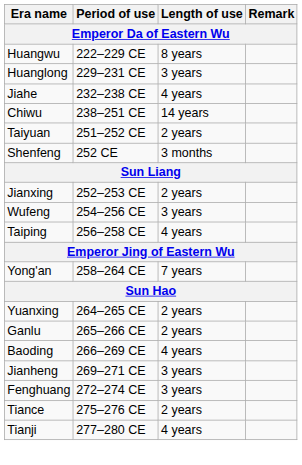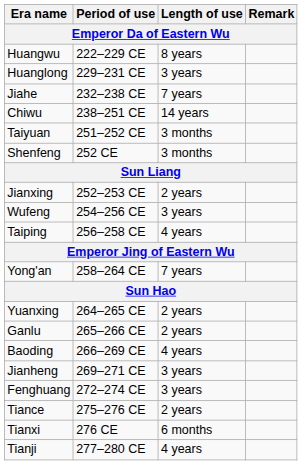(181, 93) 4 years -> (181, 93) 7 years
(181, 133) 2 years -> (187, 133) 3 months
+ row: (24, 430)
